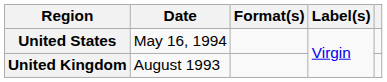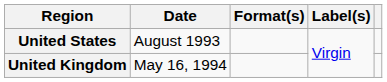(180, 41) May 16, 1994 -> (177, 41) August 1993
(177, 65) August 1993 -> (180, 65) May 16, 1994
